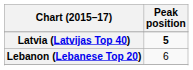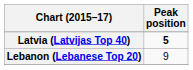(166, 56) 6 -> (166, 56) 9
